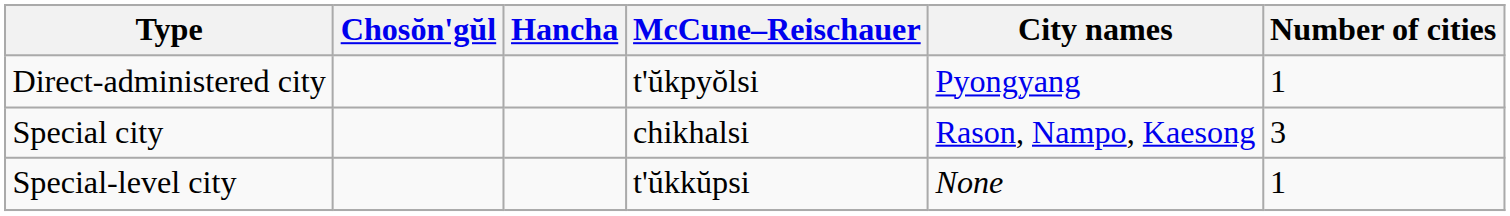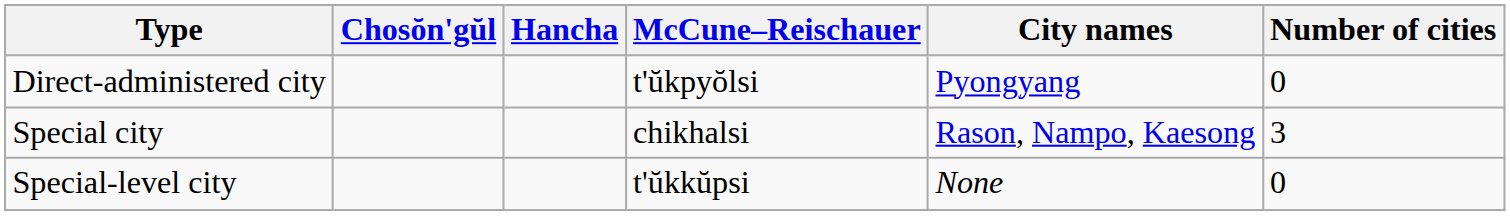(1278, 81) 1 -> (1278, 81) 0
(1278, 183) 1 -> (1278, 183) 0
